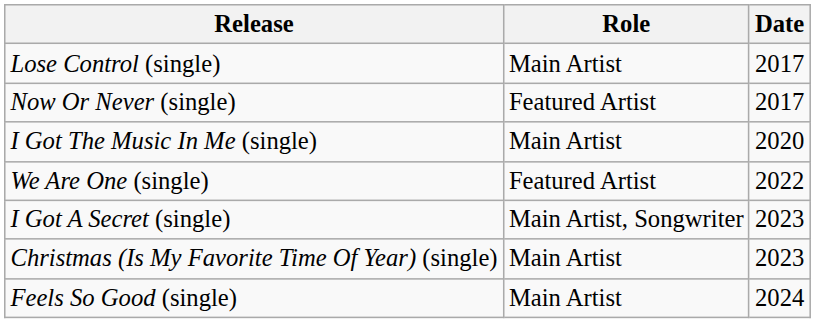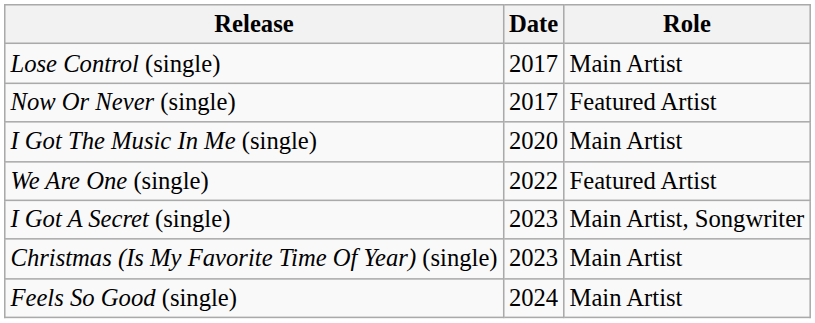columns swapped: (626, 24) <-> (780, 24)
